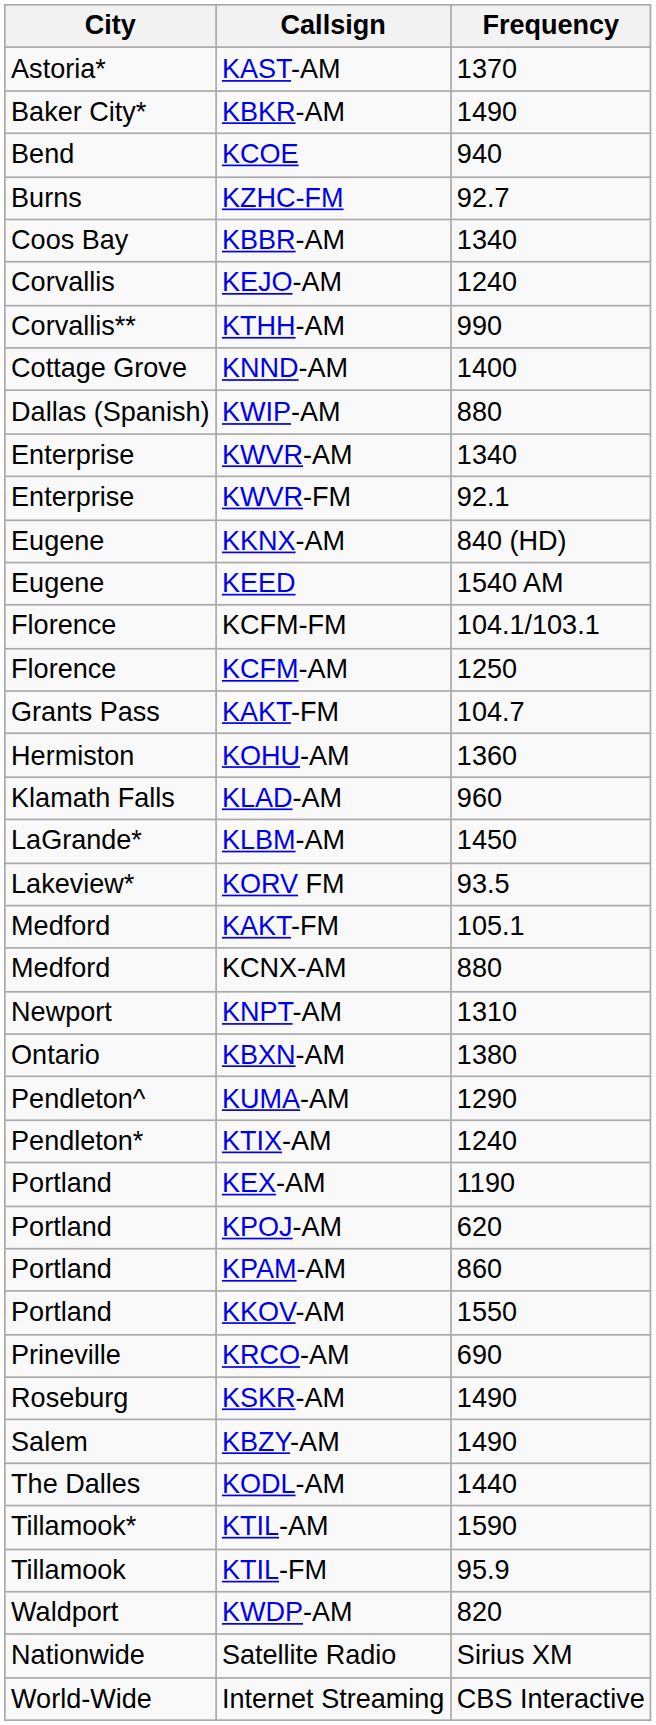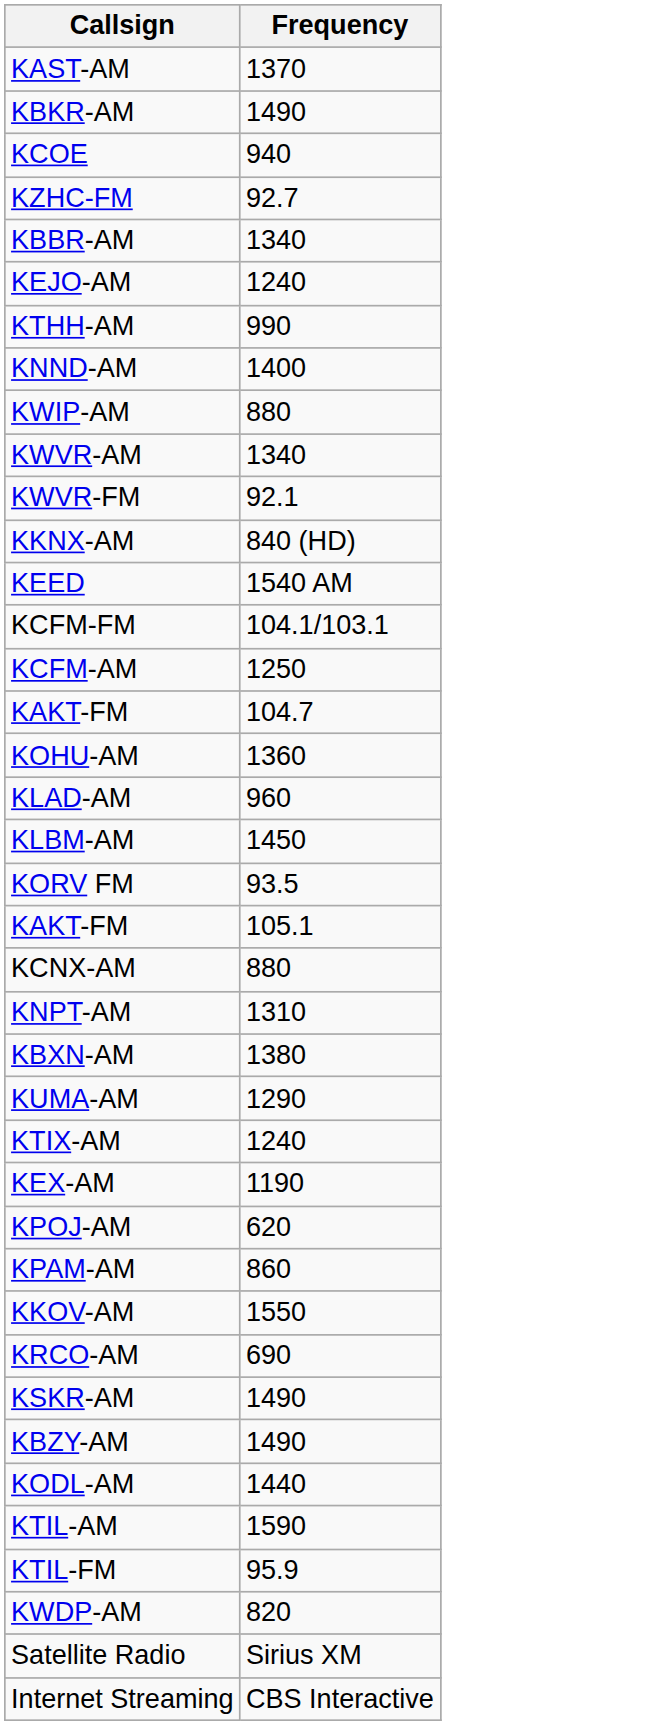- column: (110, 25)
